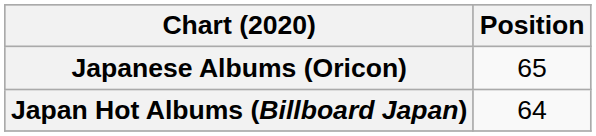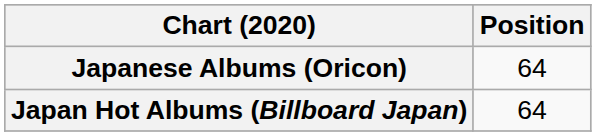(532, 67) 65 -> (532, 67) 64
